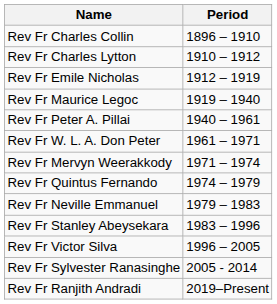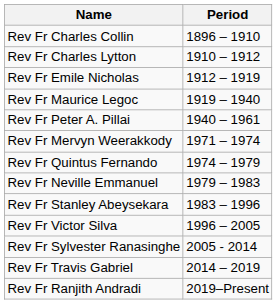- row: (84, 141)
+ row: (70, 267)
